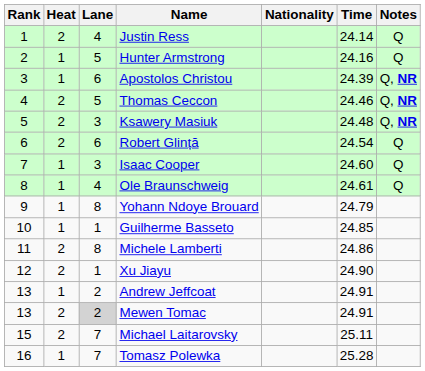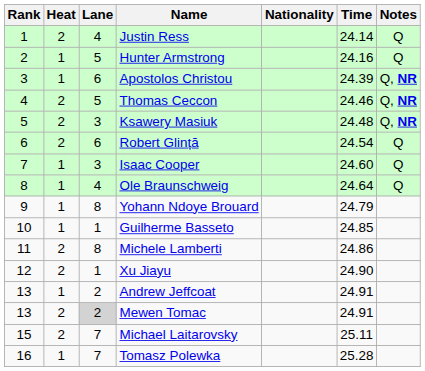(357, 185) 24.61 -> (357, 185) 24.64
